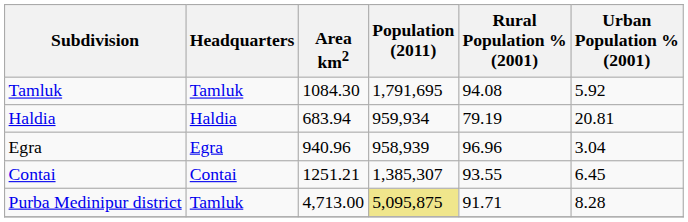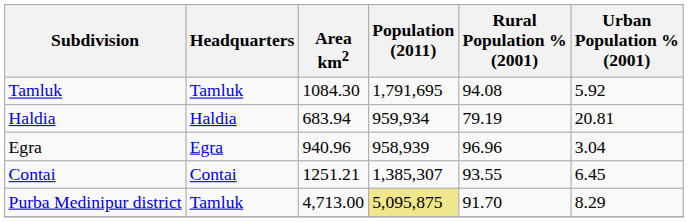(482, 202) 91.71 -> (482, 202) 91.70
(590, 202) 8.28 -> (590, 202) 8.29
